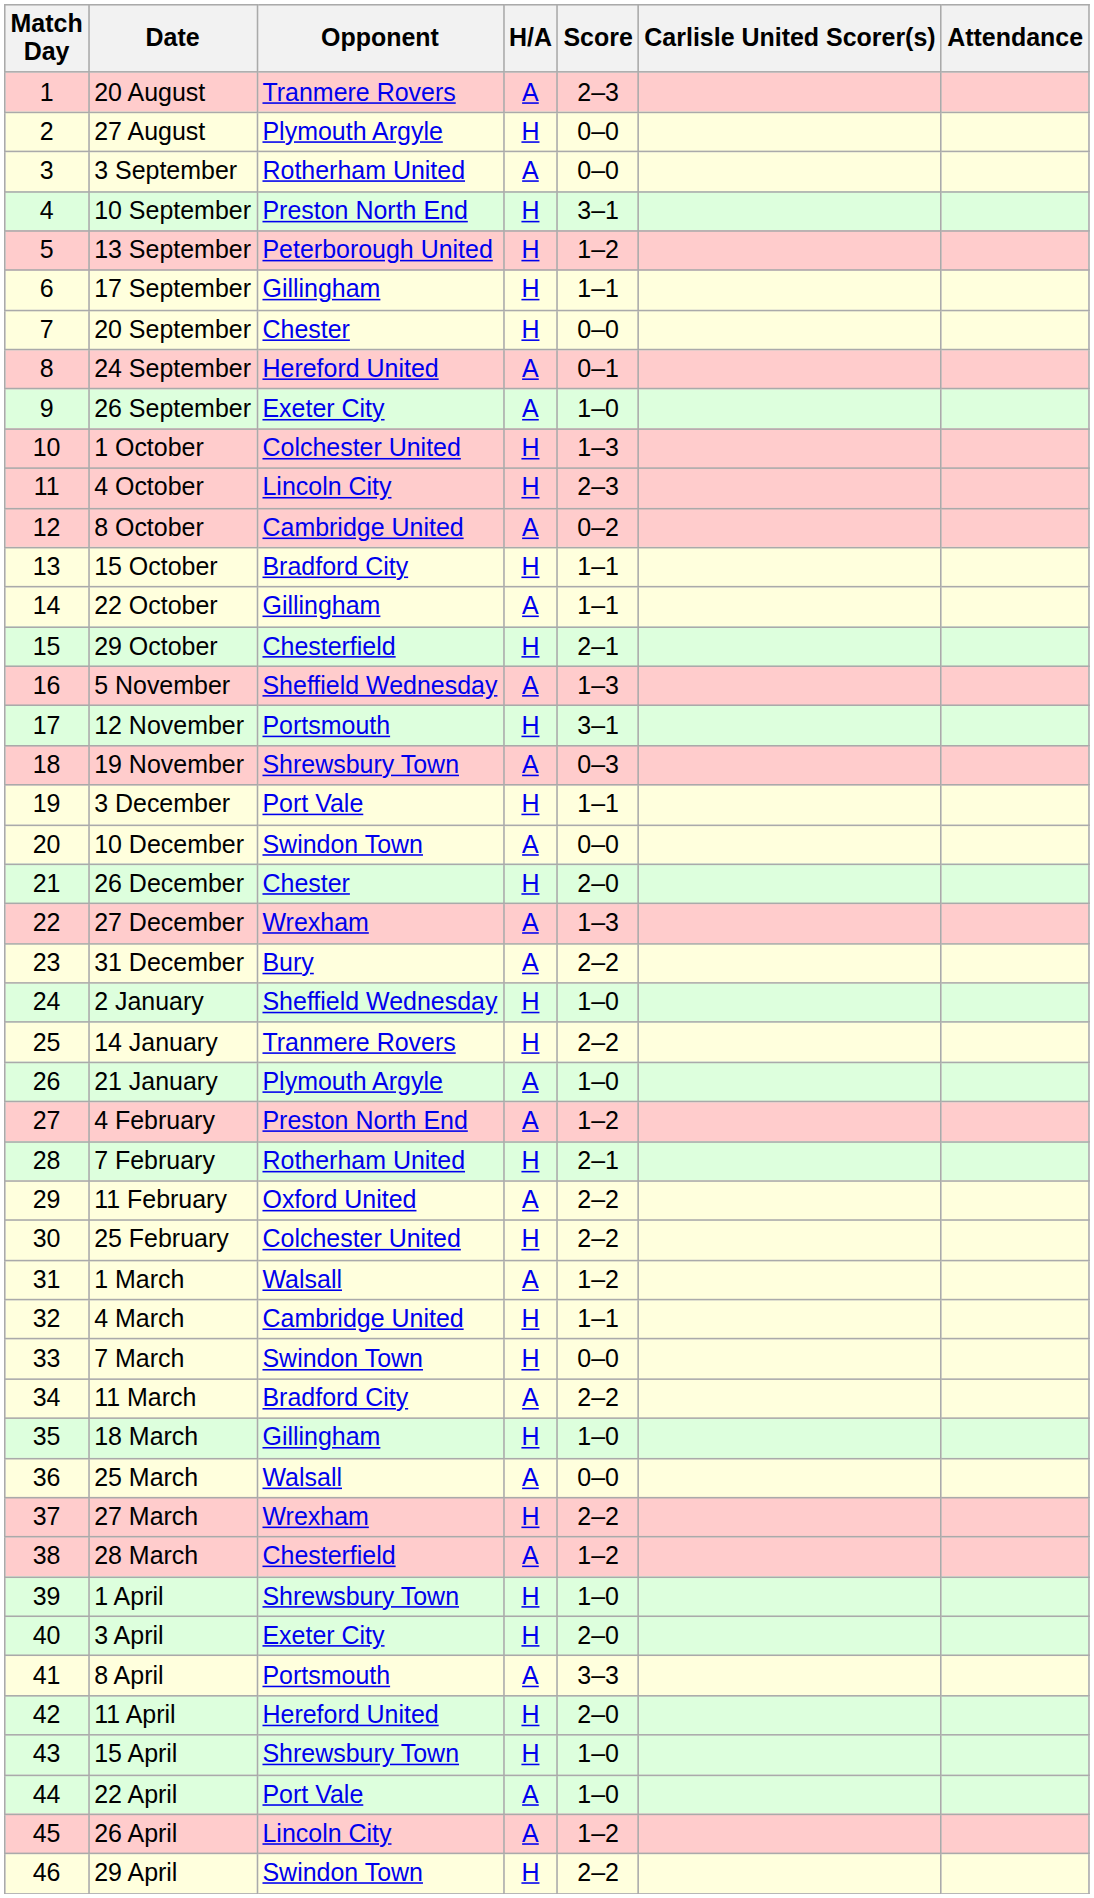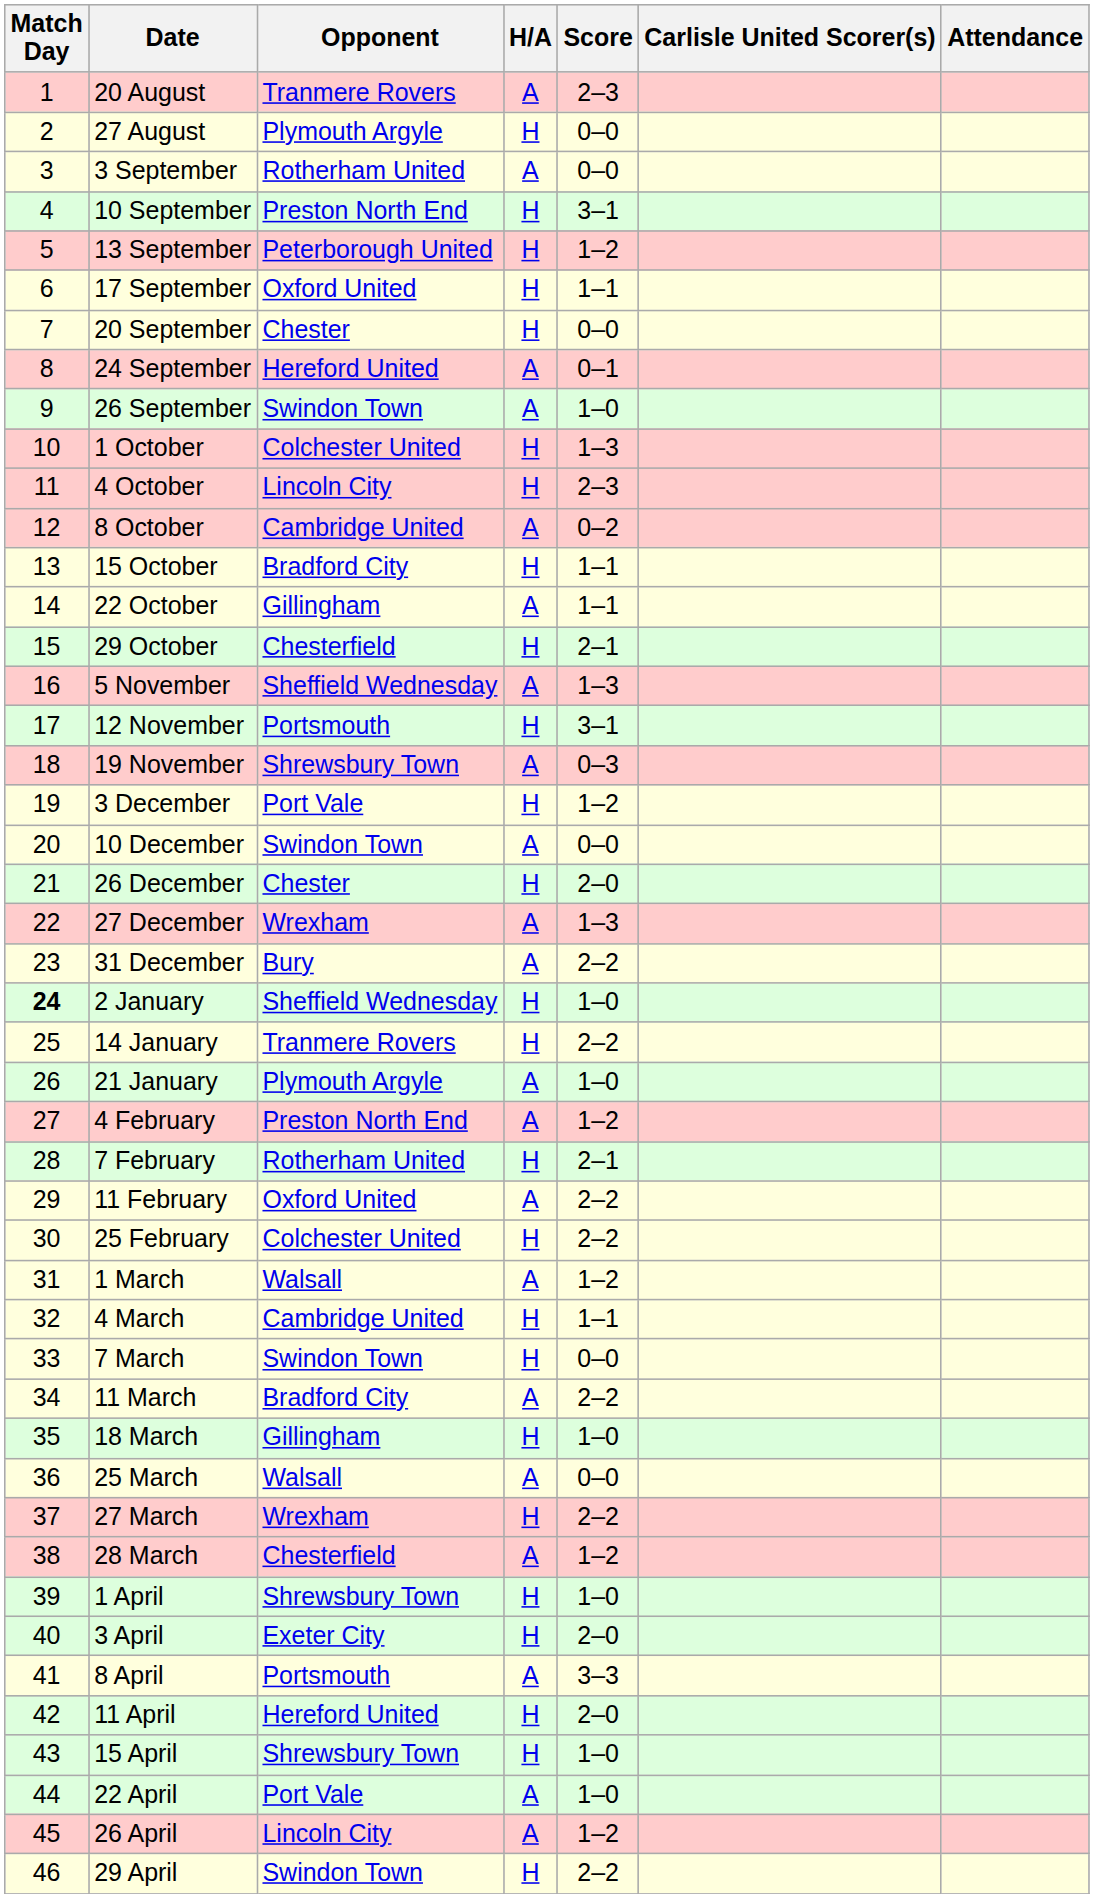(321, 289) Gillingham -> (339, 289) Oxford United
(324, 408) Exeter City -> (343, 408) Swindon Town
(598, 804) 1–1 -> (598, 804) 1–2
(47, 1002) normal -> (47, 1002) bold
